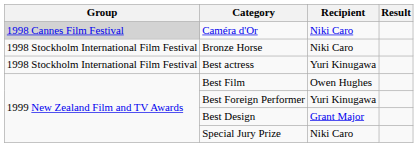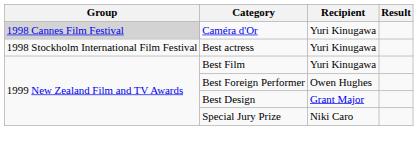(332, 30) Niki Caro -> (343, 30) Yuri Kinugawa
- row: (232, 47)
(341, 82) Owen Hughes -> (343, 64) Yuri Kinugawa
(343, 99) Yuri Kinugawa -> (341, 82) Owen Hughes
